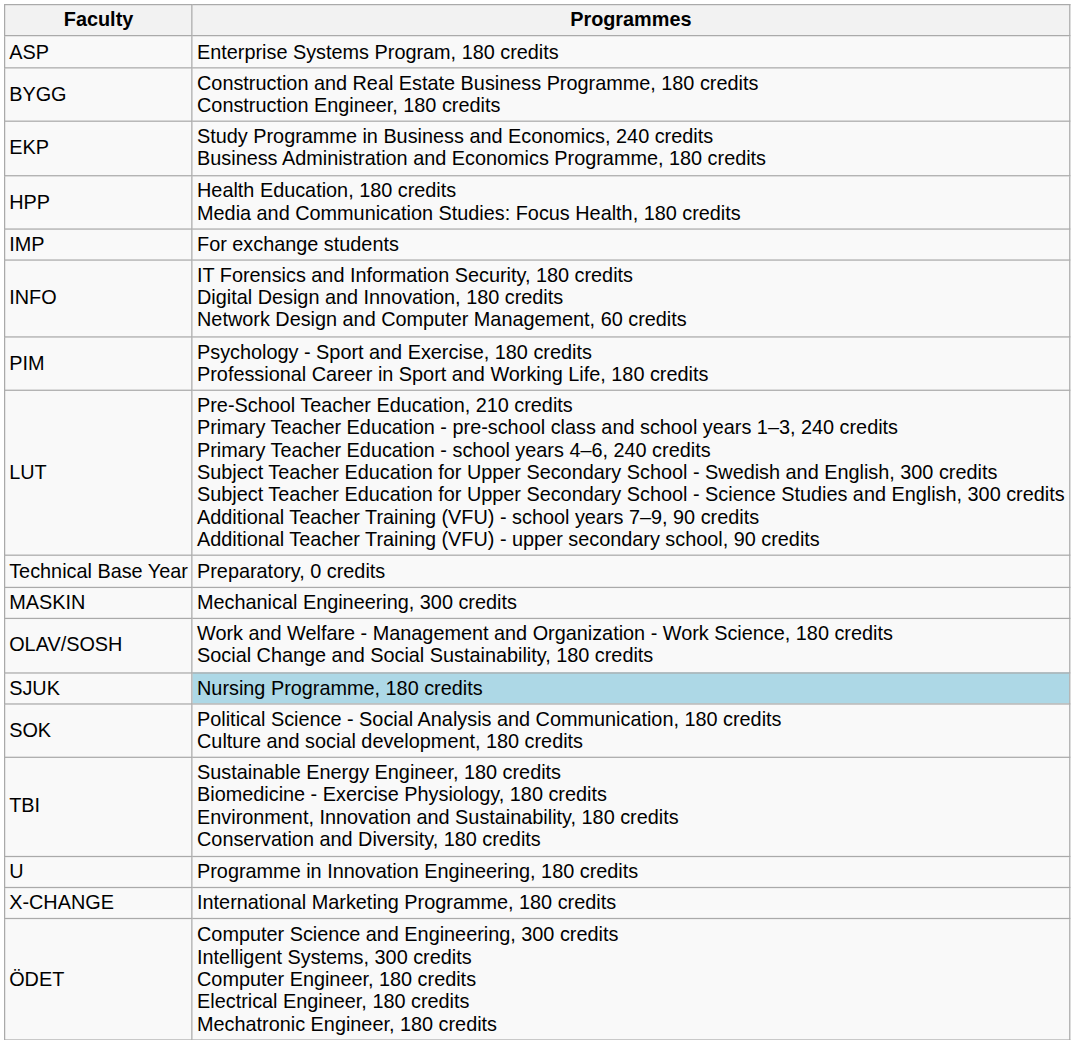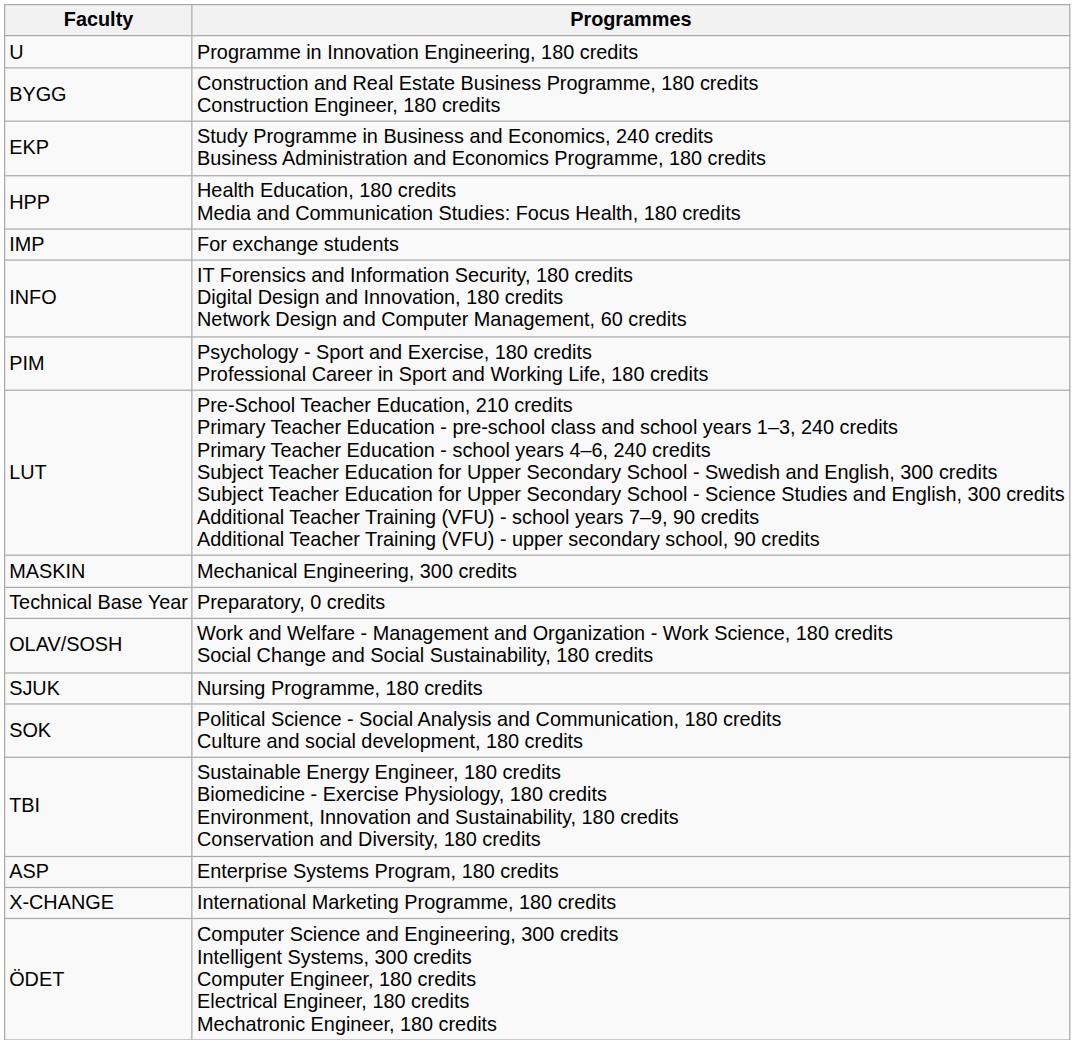rows swapped: (29, 51) <-> (16, 871)
rows swapped: (47, 602) <-> (99, 571)
(340, 687) lightblue background -> (340, 687) no background
